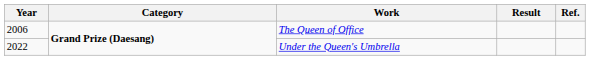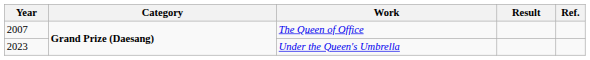(17, 29) 2006 -> (17, 29) 2007
(17, 46) 2022 -> (17, 46) 2023
